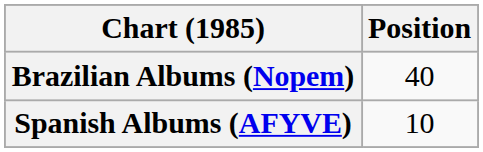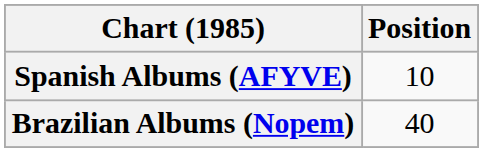rows swapped: (183, 75) <-> (183, 123)
